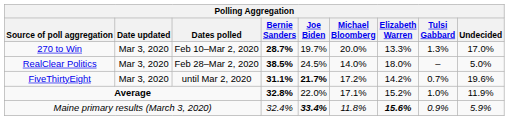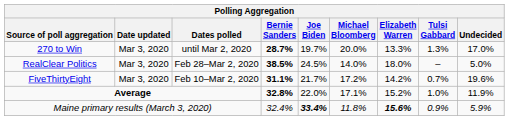(217, 49) Feb 10–Mar 2, 2020 -> (217, 49) until Mar 2, 2020
(217, 79) until Mar 2, 2020 -> (217, 79) Feb 10–Mar 2, 2020
(314, 79) bold -> (314, 79) normal
